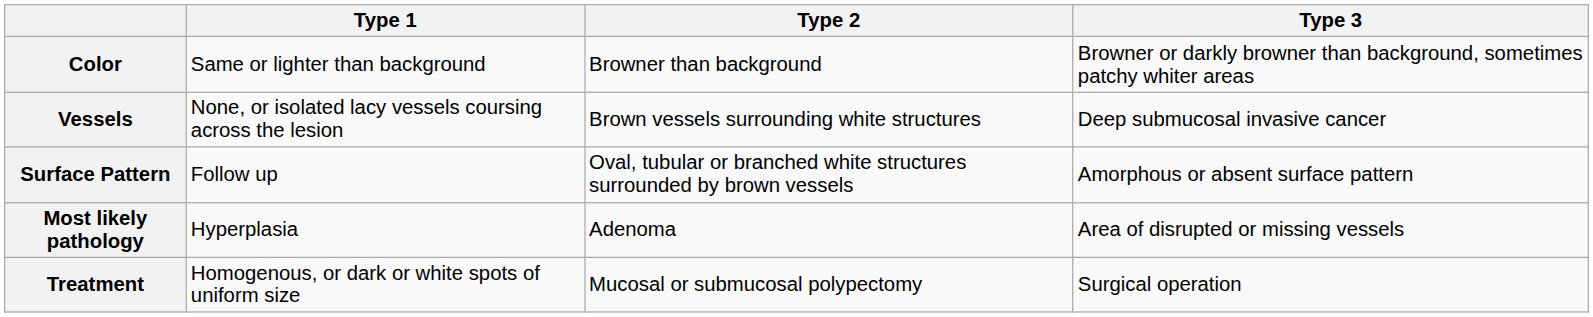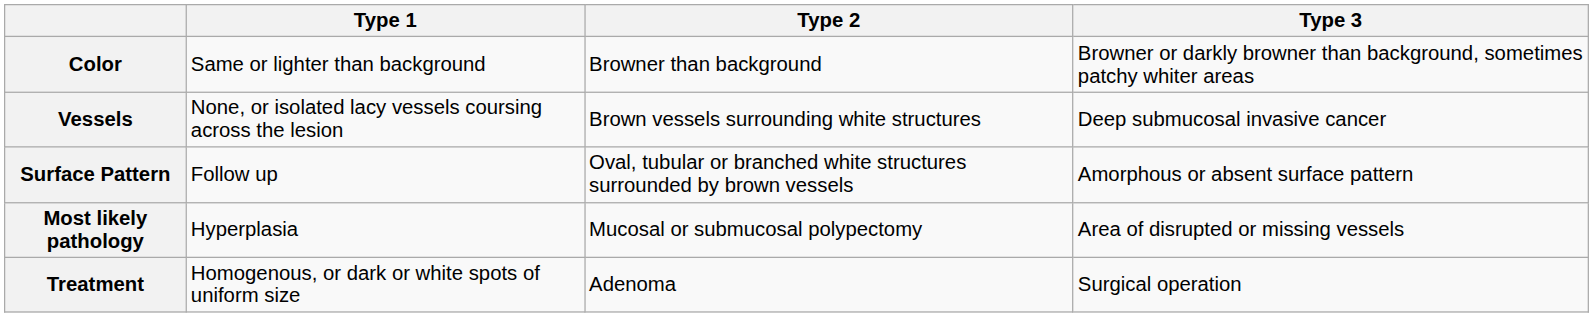(633, 229) Adenoma -> (756, 229) Mucosal or submucosal polypectomy
(756, 284) Mucosal or submucosal polypectomy -> (633, 284) Adenoma
